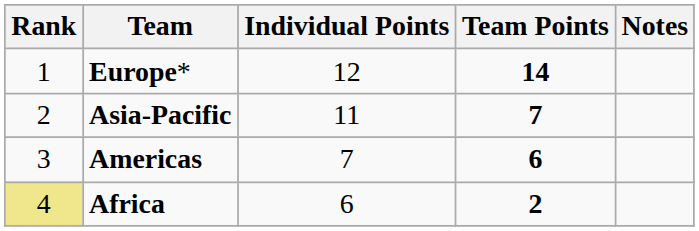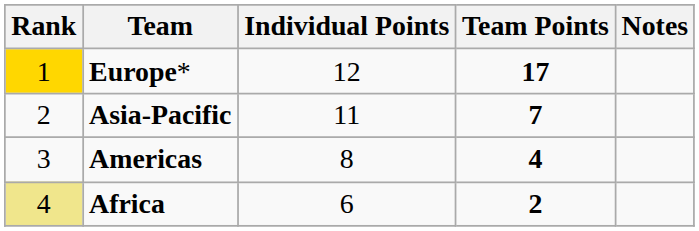(44, 70) no background -> (44, 70) gold background
(535, 70) 14 -> (535, 70) 17
(347, 159) 7 -> (347, 159) 8
(535, 159) 6 -> (535, 159) 4
